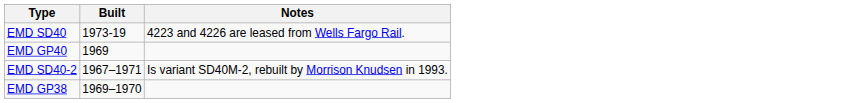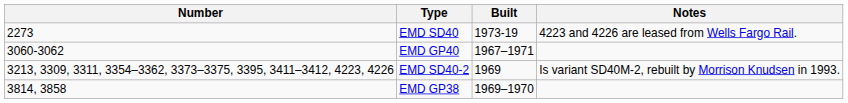+ column: (200, 13)
(95, 51) 1969 -> (504, 51) 1967–1971
(112, 70) 1967–1971 -> (488, 70) 1969
